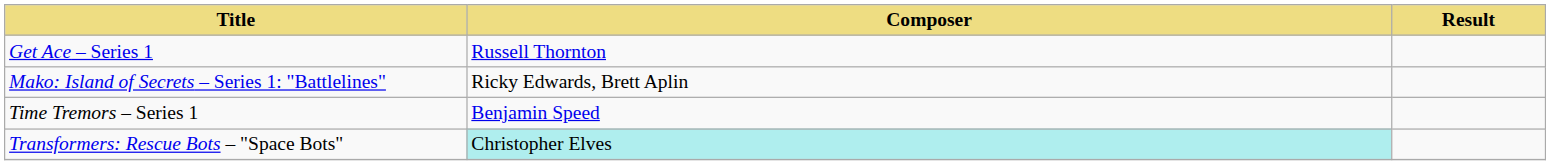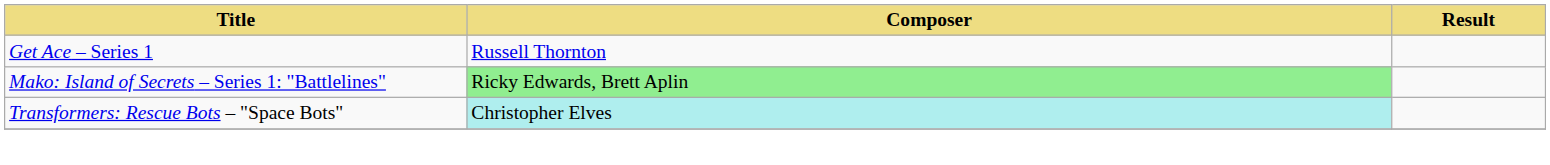(580, 81) no background -> (580, 81) lightgreen background
- row: (104, 112)
